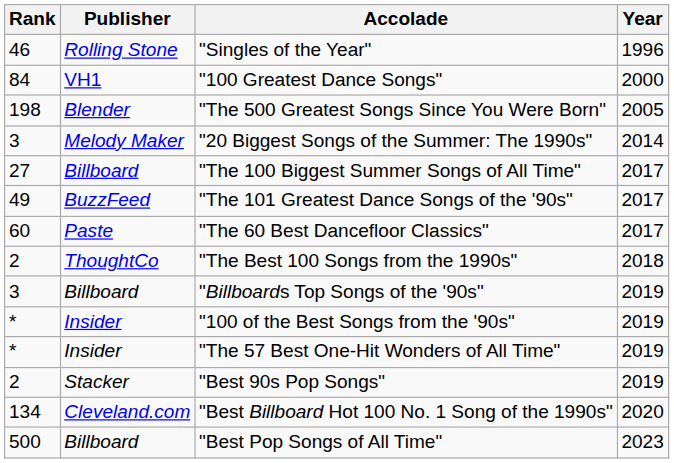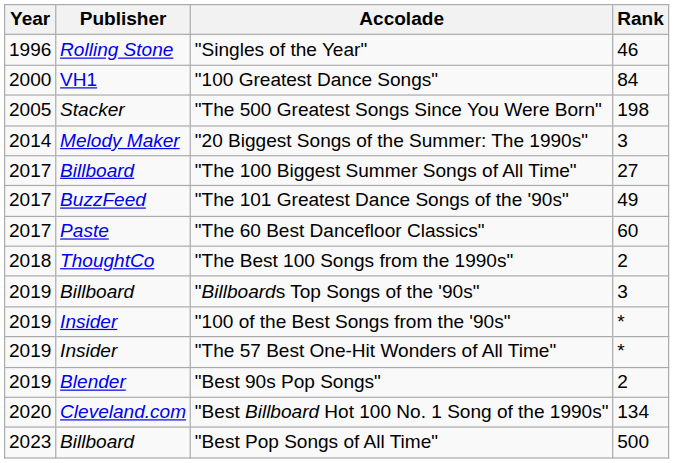columns swapped: (643, 19) <-> (32, 19)
(97, 110) Blender -> (92, 110) Stacker
(97, 381) Stacker -> (93, 381) Blender
